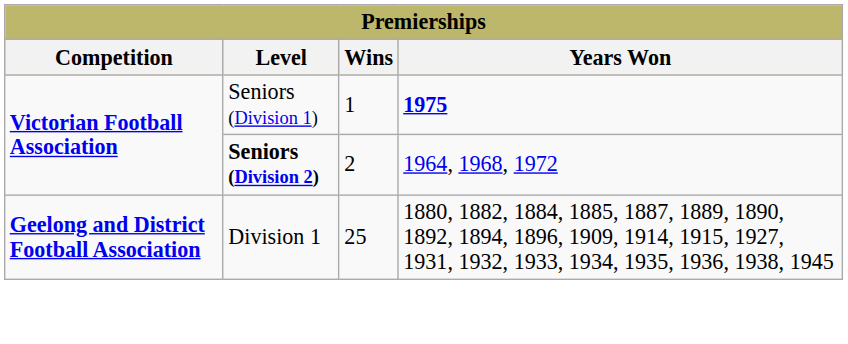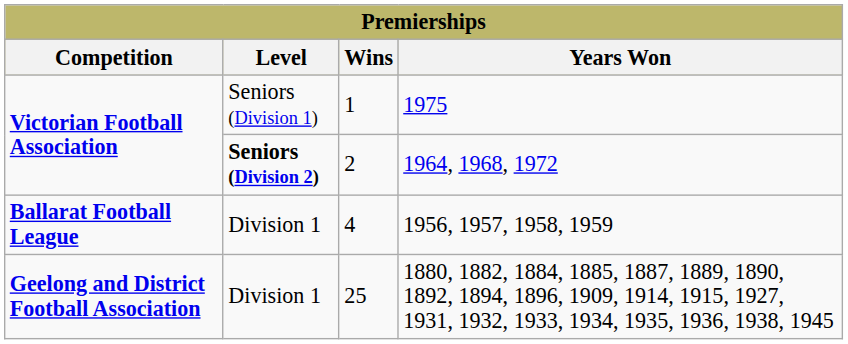(425, 104) bold -> (425, 104) normal
+ row: (350, 224)
